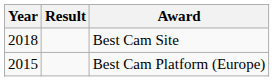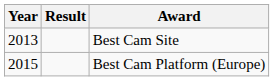(23, 40) 2018 -> (23, 40) 2013
